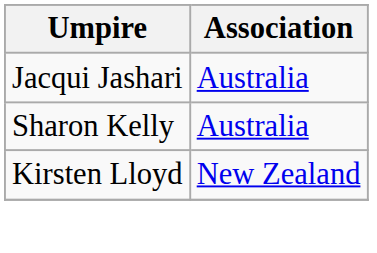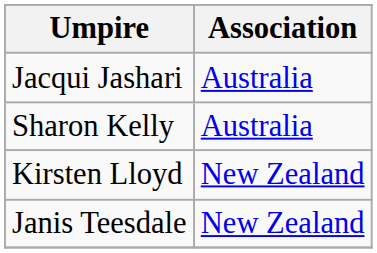+ row: (99, 222)
